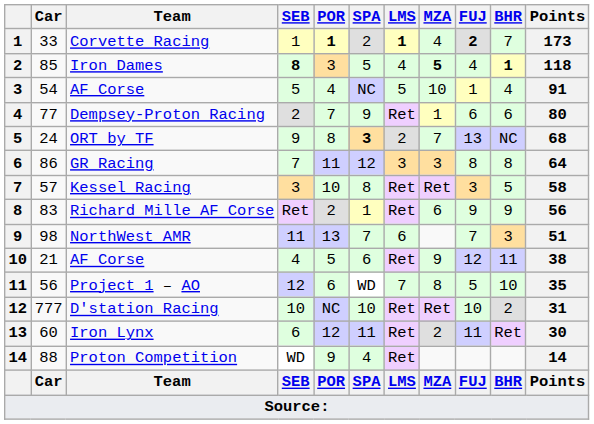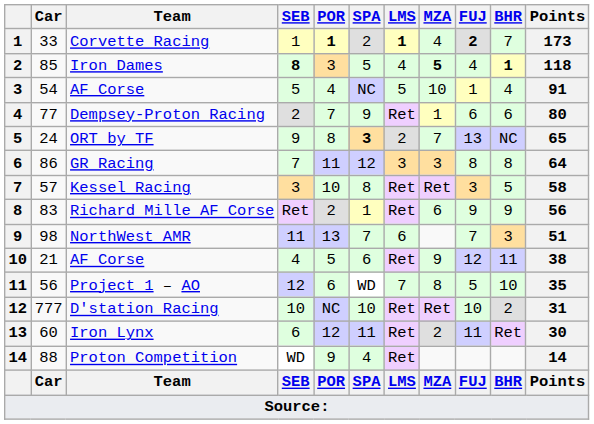(558, 139) 68 -> (558, 139) 65
